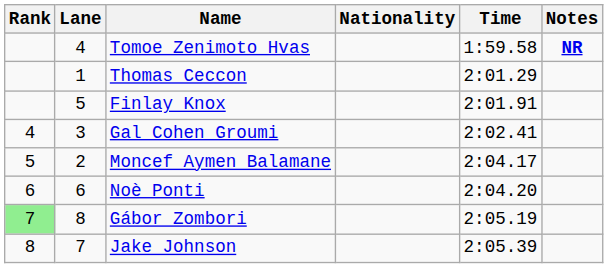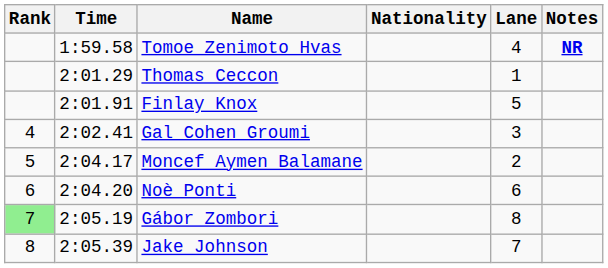columns swapped: (80, 19) <-> (500, 19)
